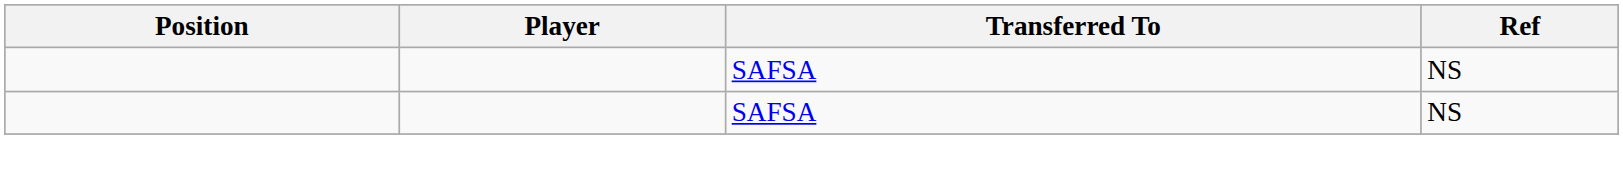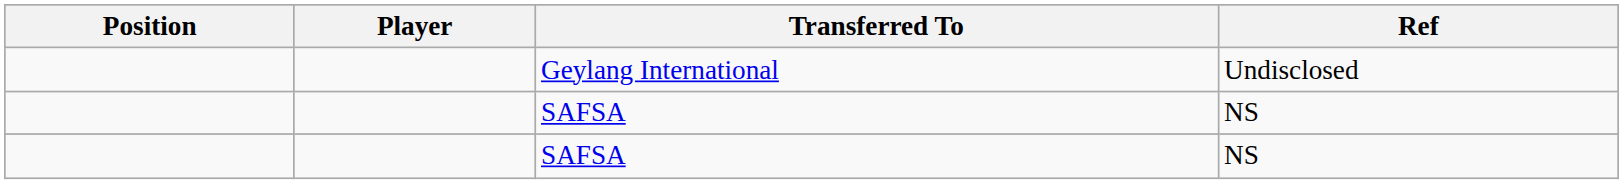+ row: (660, 69)
